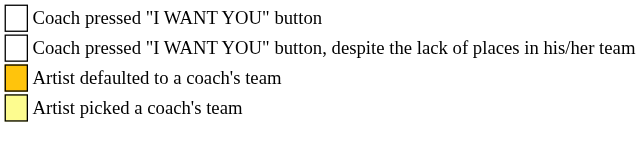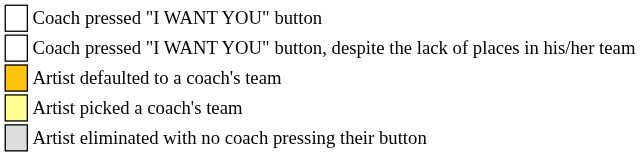+ row: (230, 137)
